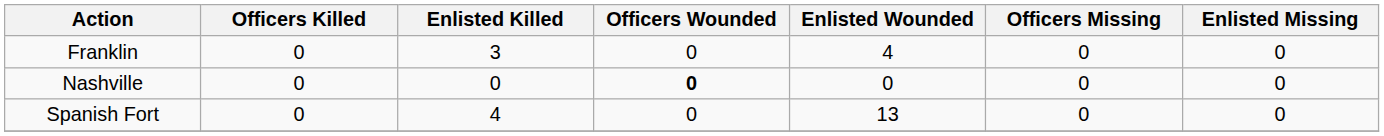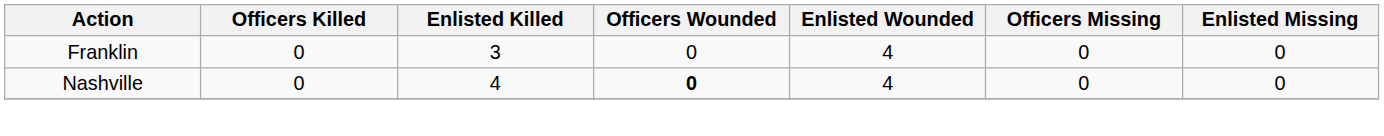(495, 83) 0 -> (495, 83) 4
(888, 83) 0 -> (888, 83) 4
- row: (103, 114)
